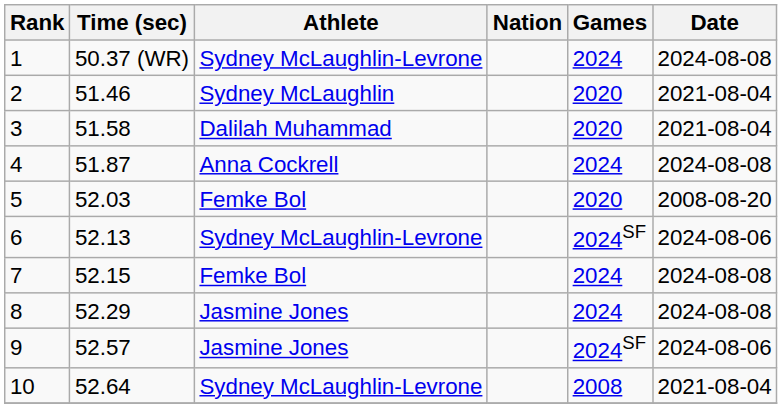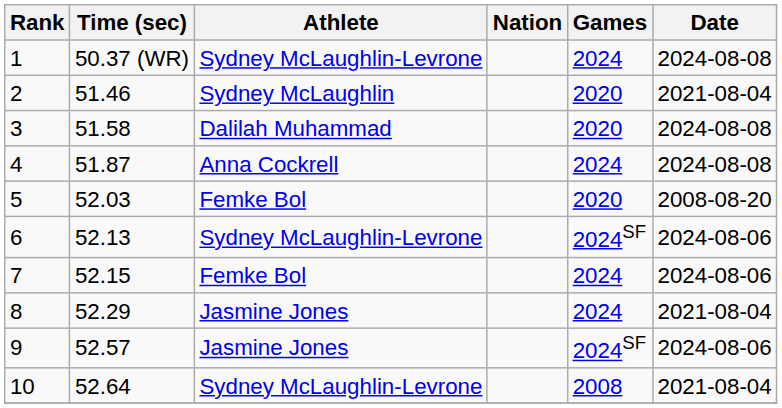(715, 129) 2021-08-04 -> (715, 129) 2024-08-08
(715, 275) 2024-08-08 -> (715, 275) 2024-08-06
(715, 310) 2024-08-08 -> (715, 310) 2021-08-04
